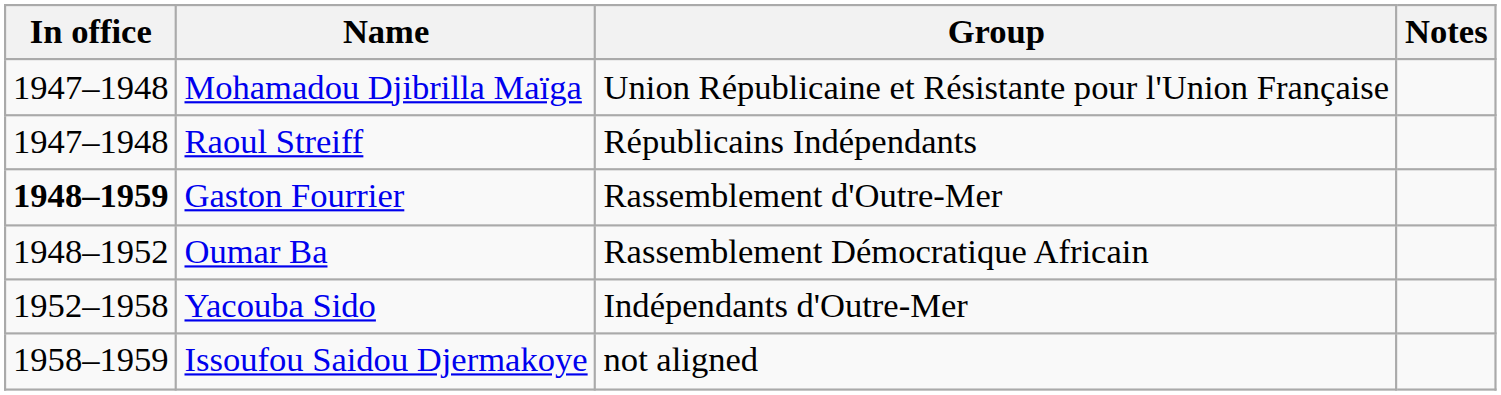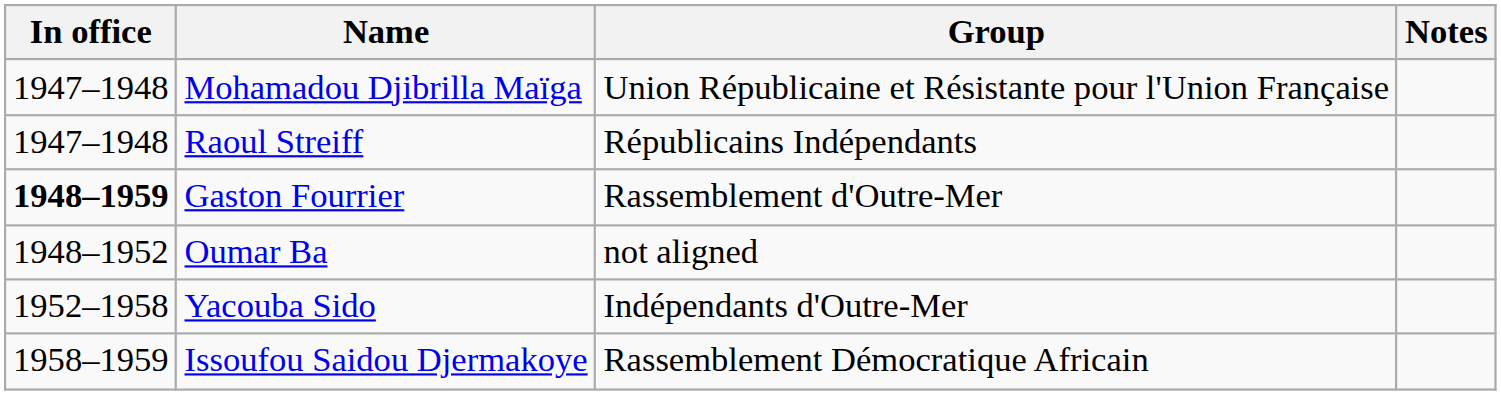(876, 251) Rassemblement Démocratique Africain -> (681, 251) not aligned
(681, 360) not aligned -> (876, 360) Rassemblement Démocratique Africain
